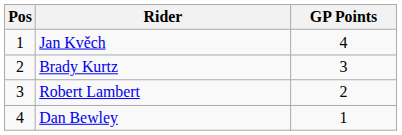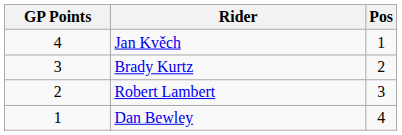columns swapped: (20, 17) <-> (344, 17)
